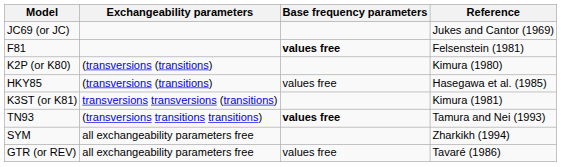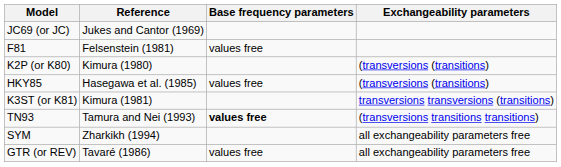columns swapped: (180, 13) <-> (493, 13)
(311, 48) bold -> (236, 48) normal
